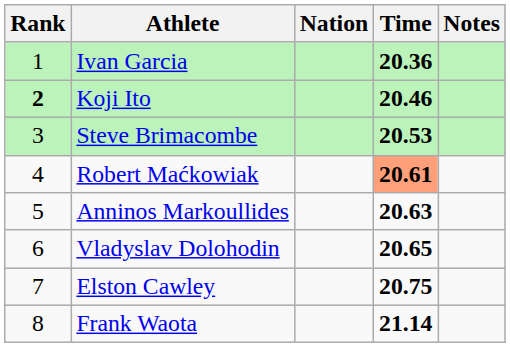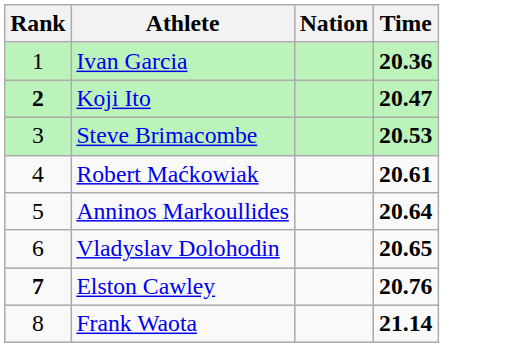- column: (472, 23)
(406, 98) 20.46 -> (406, 98) 20.47
(406, 173) lightsalmon background -> (406, 173) no background
(406, 211) 20.63 -> (406, 211) 20.64
(38, 286) normal -> (38, 286) bold
(406, 286) 20.75 -> (406, 286) 20.76
